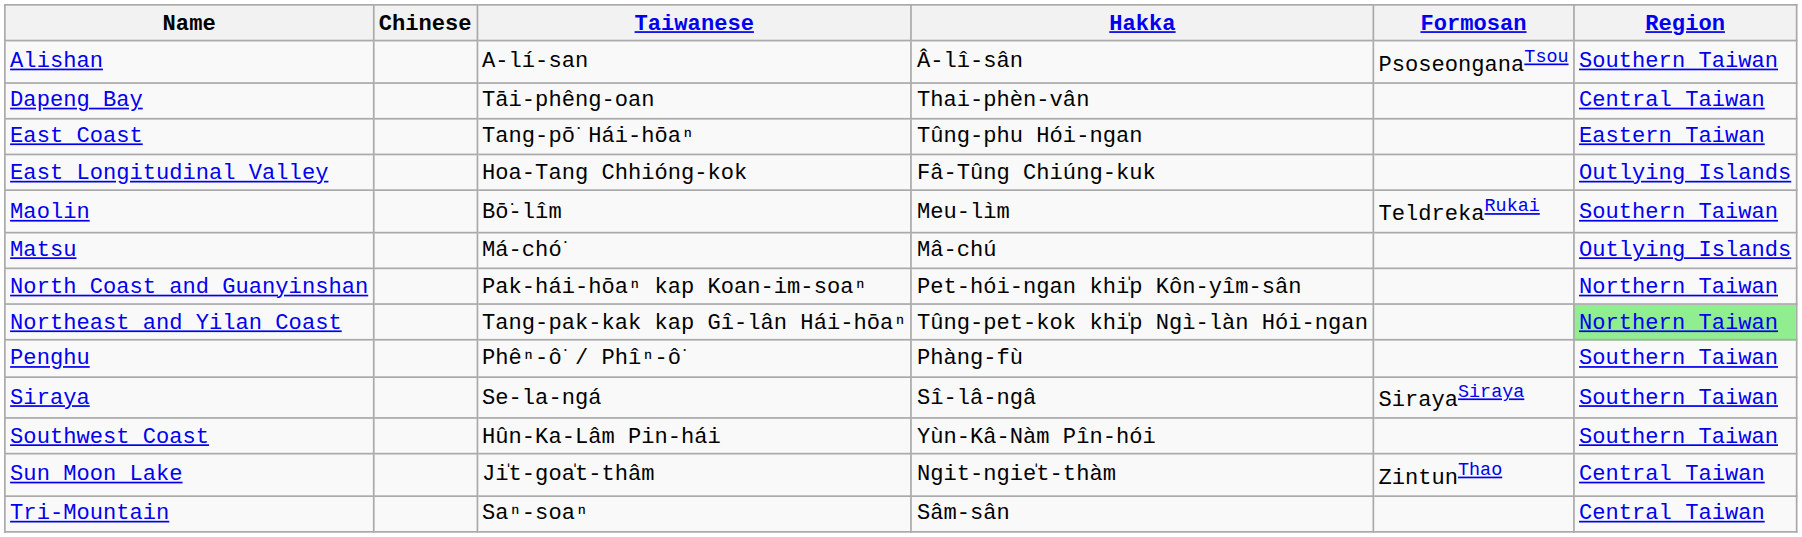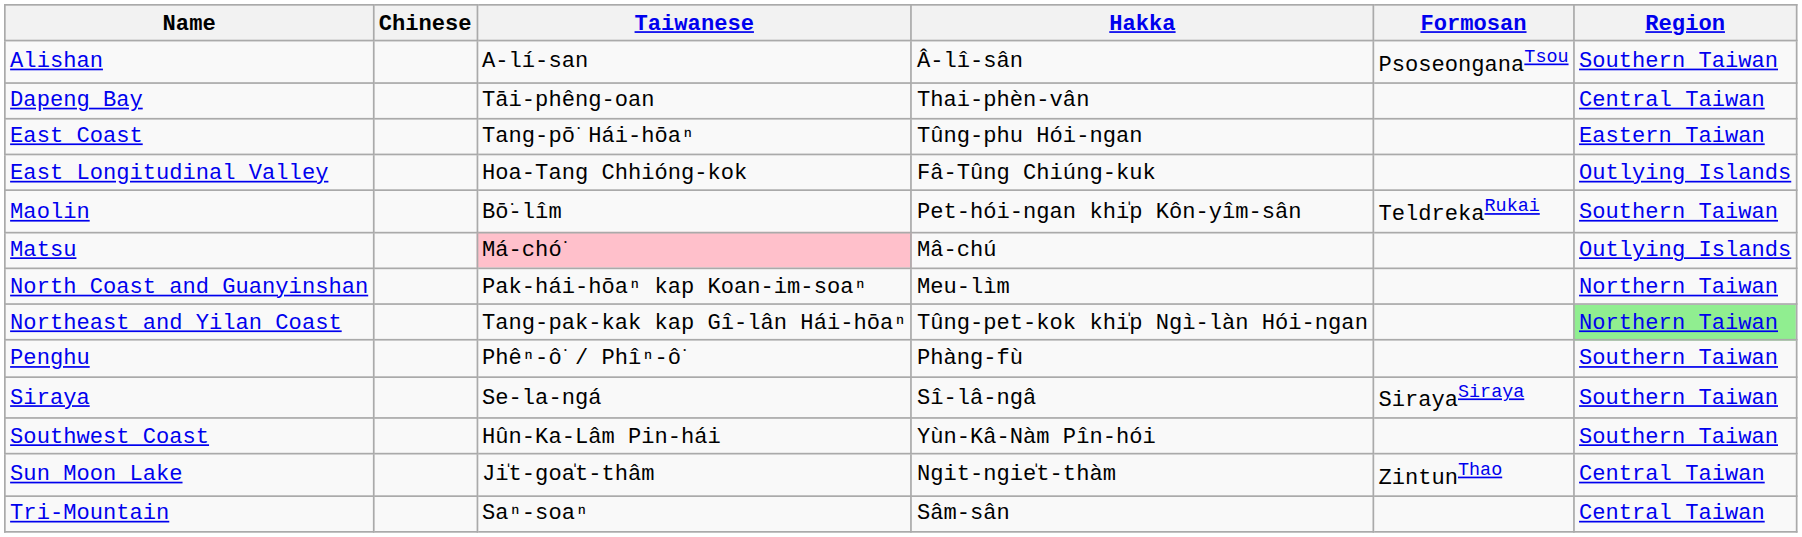(963, 211) Meu-lìm -> (1109, 211) Pet-hói-ngan khi̍p Kôn-yîm-sân
(522, 250) no background -> (522, 250) pink background
(1109, 286) Pet-hói-ngan khi̍p Kôn-yîm-sân -> (963, 286) Meu-lìm
